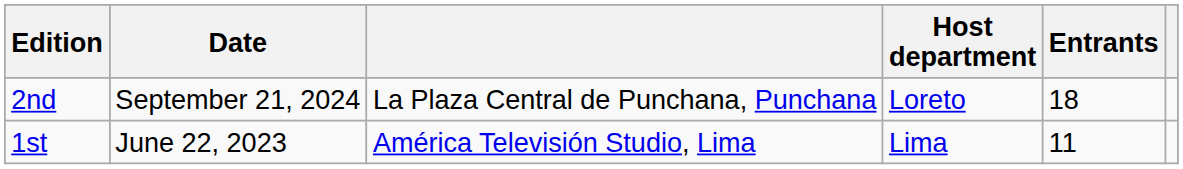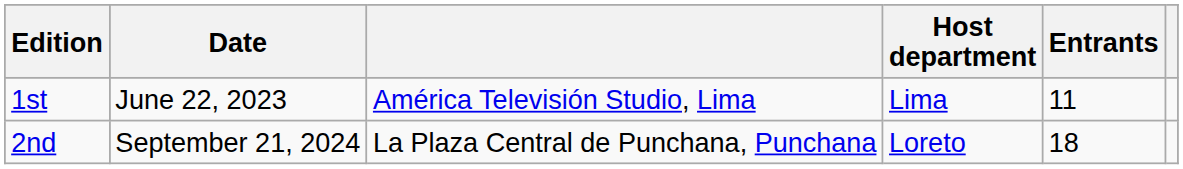rows swapped: (29, 142) <-> (34, 100)
